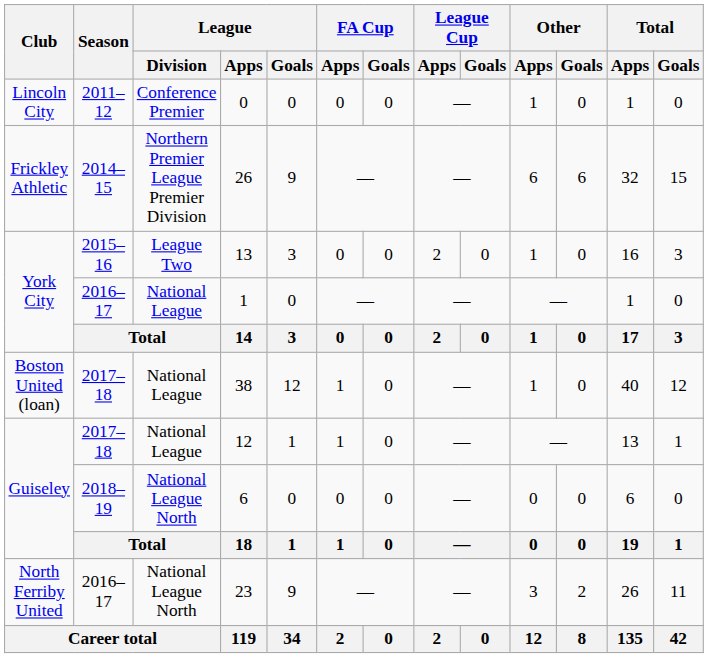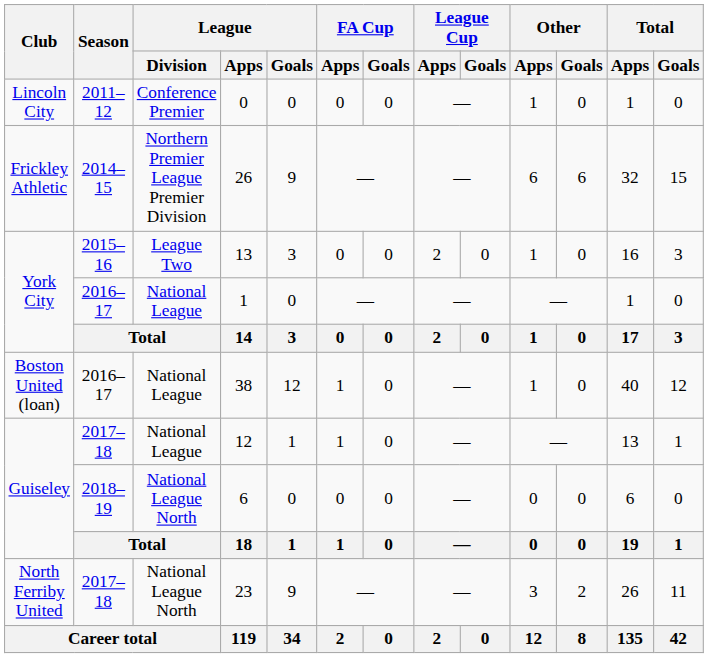(103, 384) 2017–18 -> (103, 384) 2016–17
(103, 591) 2016–17 -> (103, 591) 2017–18
